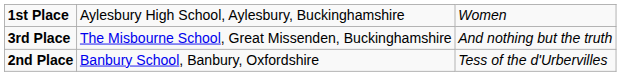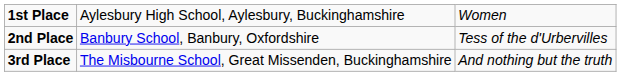rows swapped: (41, 60) <-> (39, 37)
